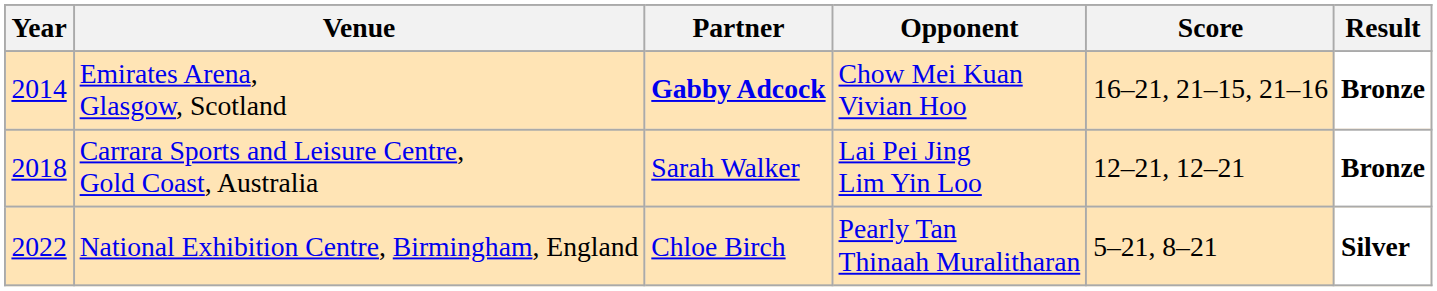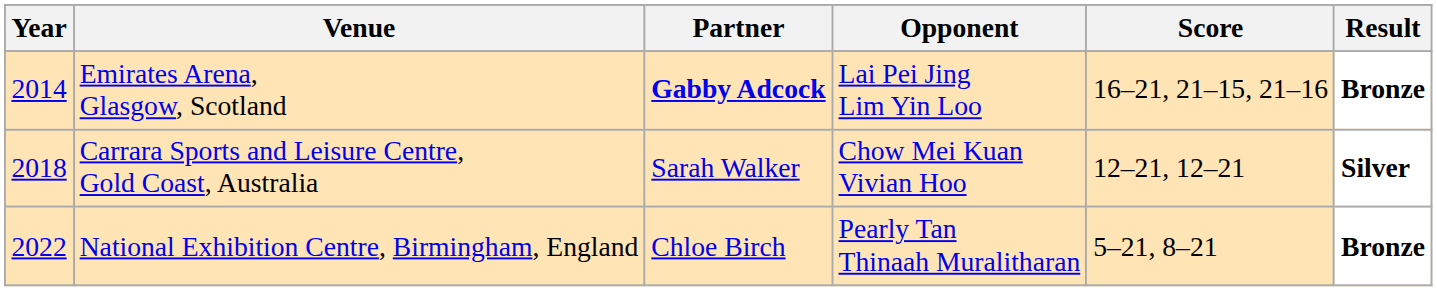(931, 89) Chow Mei Kuan Vivian Hoo -> (910, 89) Lai Pei Jing Lim Yin Loo
(910, 167) Lai Pei Jing Lim Yin Loo -> (931, 167) Chow Mei Kuan Vivian Hoo
(1383, 167) Bronze -> (1376, 167) Silver
(1376, 246) Silver -> (1383, 246) Bronze
